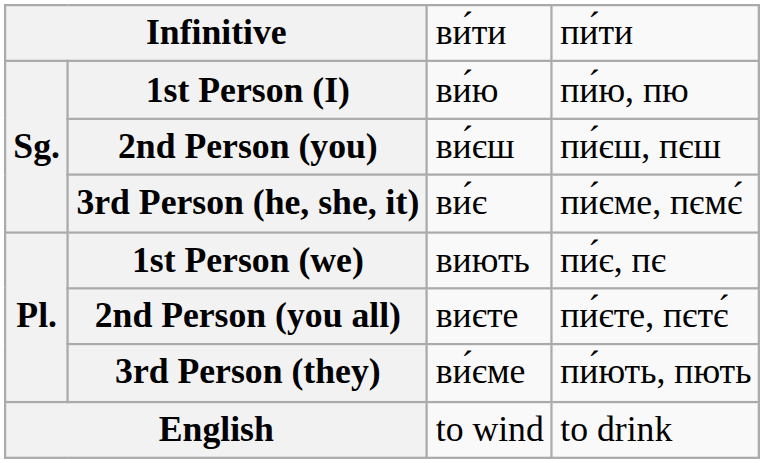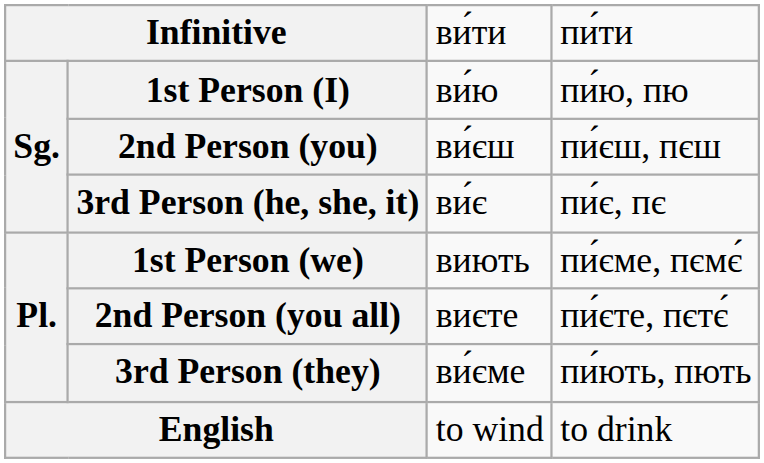(651, 202) пи́єме, пємє́ -> (613, 202) пи́є, пє
(613, 259) пи́є, пє -> (651, 259) пи́єме, пємє́
